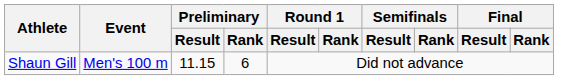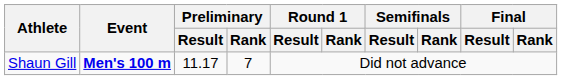(126, 63) normal -> (127, 63) bold
(197, 63) 11.15 -> (201, 63) 11.17
(245, 63) 6 -> (248, 63) 7
